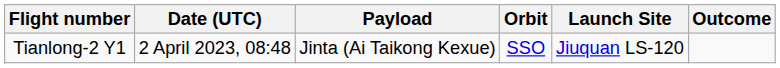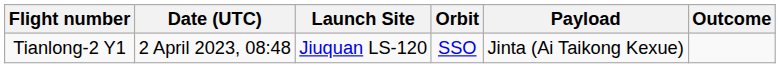columns swapped: (397, 18) <-> (620, 18)
